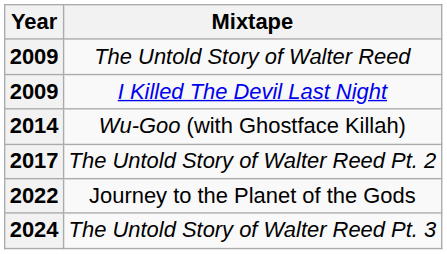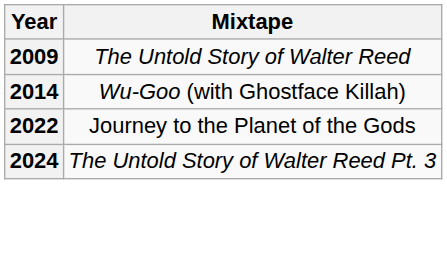- row: (252, 91)
- row: (252, 160)
